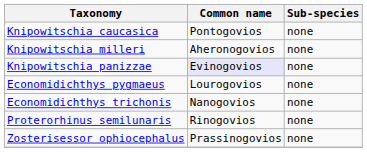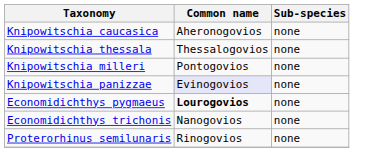(226, 31) Pontogovios -> (219, 31) Aheronogovios
+ row: (79, 49)
(232, 49) Aheronogovios -> (213, 67) Pontogovios
(226, 85) normal -> (213, 102) bold
- row: (96, 138)
